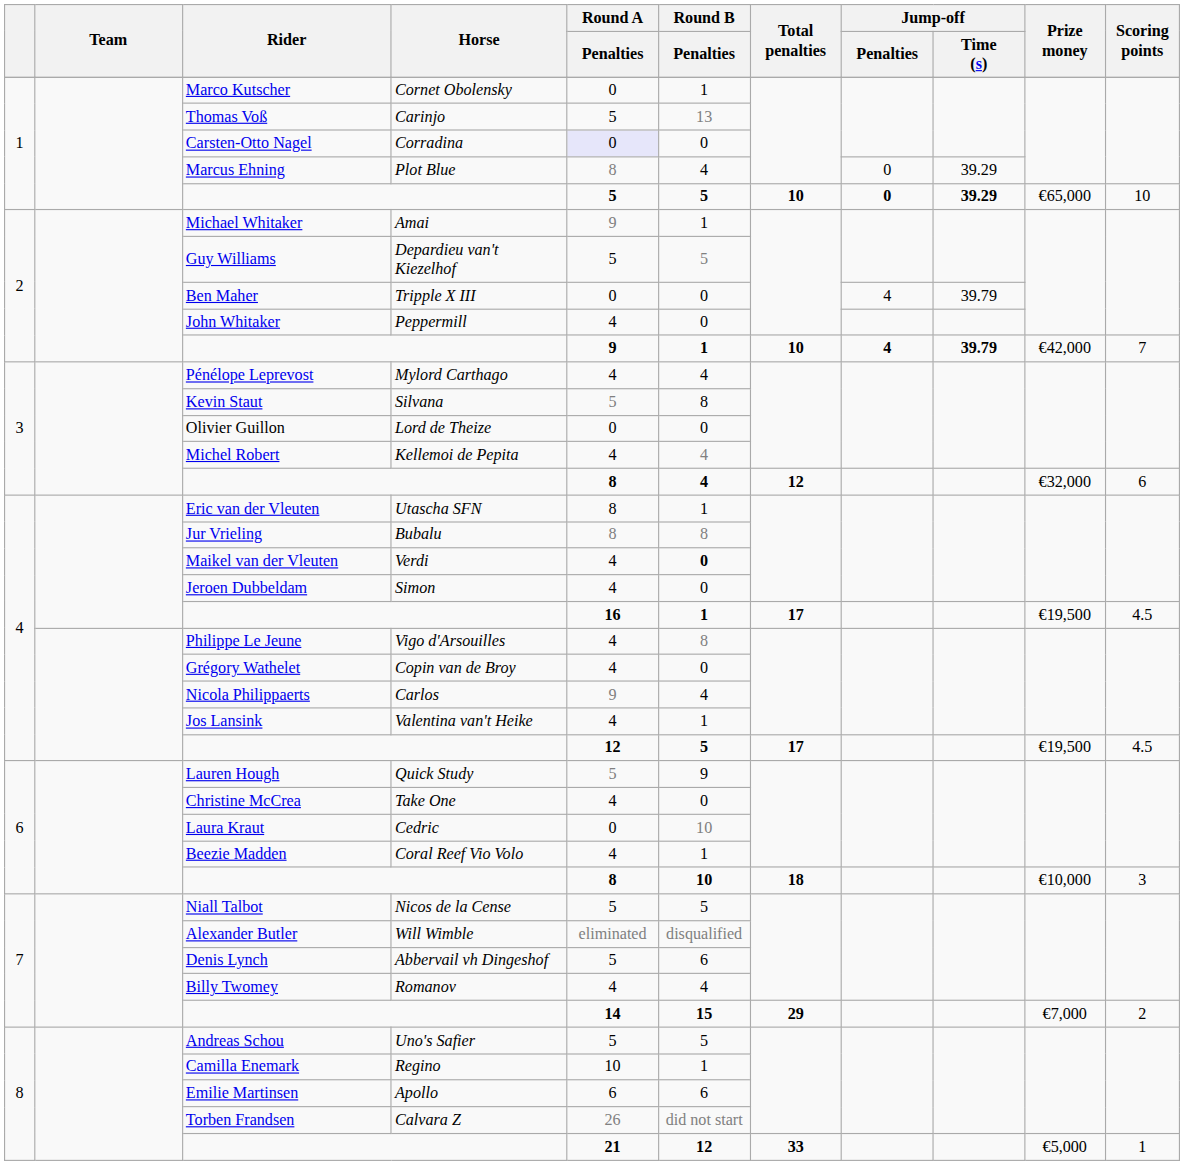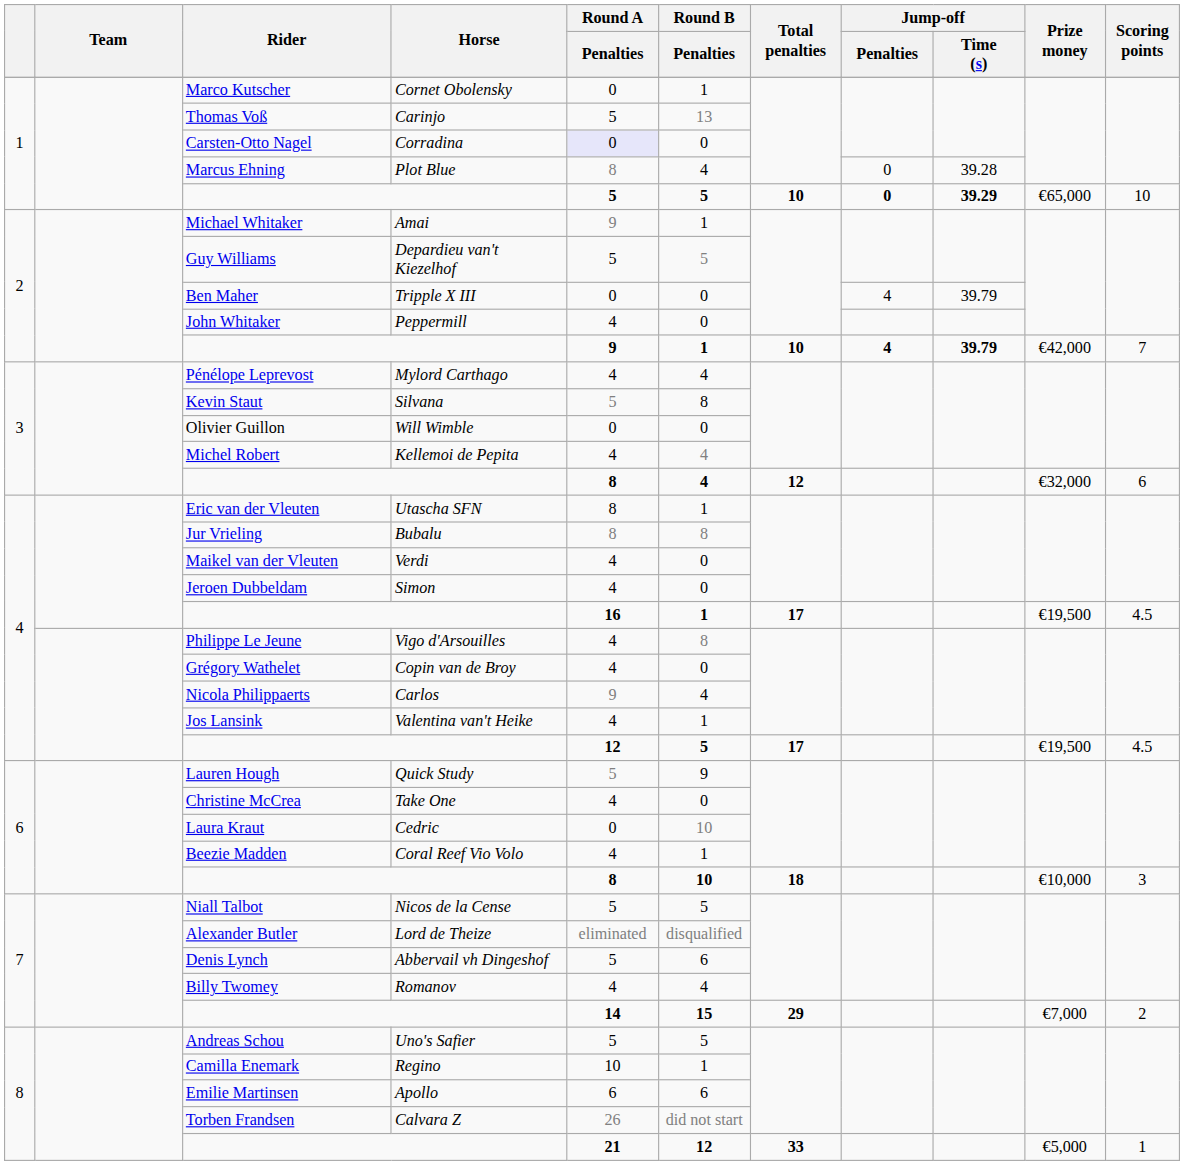(979, 170) 39.29 -> (979, 170) 39.28
(443, 428) Lord de Theize -> (434, 428) Will Wimble
(704, 561) bold -> (704, 561) normal
(434, 934) Will Wimble -> (443, 934) Lord de Theize
